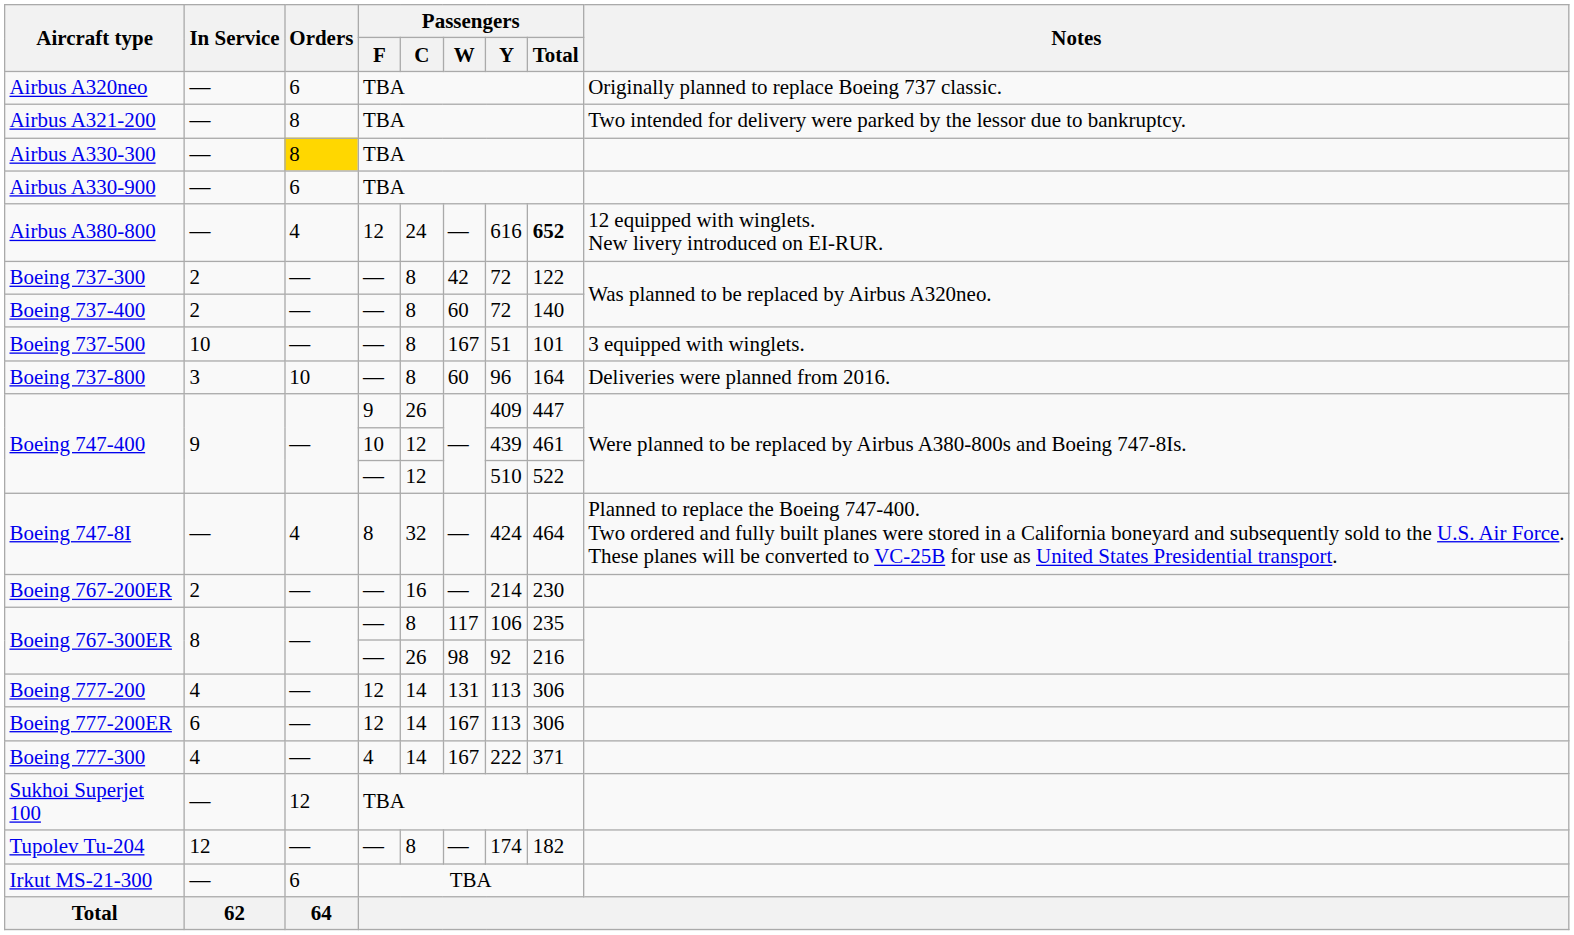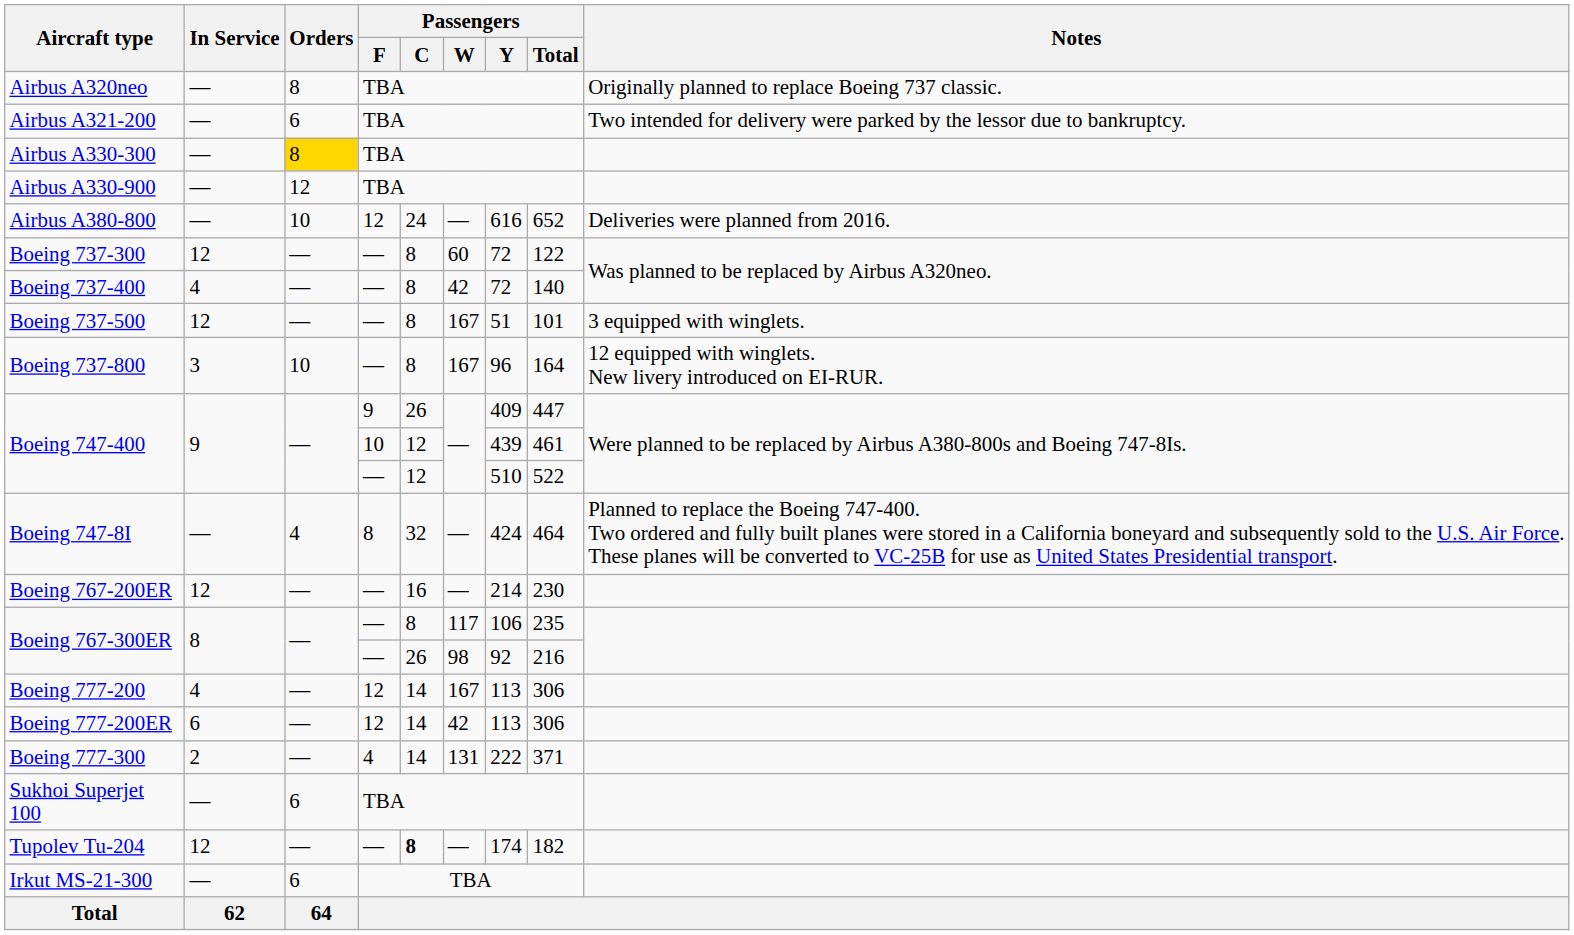(295, 87) 6 -> (295, 87) 8
(295, 120) 8 -> (295, 120) 6
(295, 187) 6 -> (300, 187) 12
(295, 232) 4 -> (300, 220) 10
(548, 232) bold -> (548, 220) normal
(736, 232) 12 equipped with winglets. New livery introduced on EI-RUR. -> (739, 220) Deliveries were planned from 2016.
(195, 277) 2 -> (200, 253) 12
(458, 277) 42 -> (458, 253) 60
(195, 310) 2 -> (195, 287) 4
(458, 310) 60 -> (458, 287) 42
(200, 343) 10 -> (200, 320) 12
(458, 377) 60 -> (464, 365) 167
(739, 377) Deliveries were planned from 2016. -> (736, 365) 12 equipped with winglets. New livery introduced on EI-RUR.
(195, 590) 2 -> (200, 590) 12
(464, 690) 131 -> (464, 690) 167
(464, 723) 167 -> (458, 723) 42
(195, 756) 4 -> (195, 756) 2
(464, 756) 167 -> (464, 756) 131
(300, 801) 12 -> (295, 801) 6
(411, 846) normal -> (411, 846) bold
